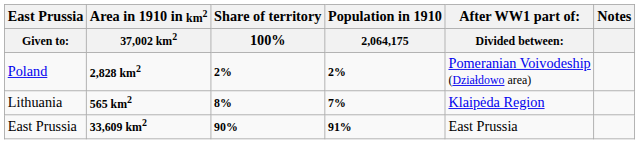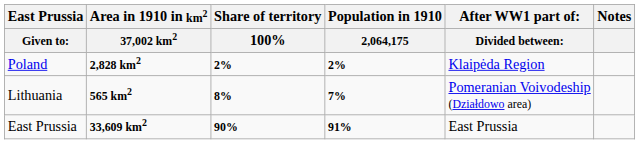(520, 71) Pomeranian Voivodeship (Działdowo area) -> (497, 64) Klaipėda Region
(497, 102) Klaipėda Region -> (520, 95) Pomeranian Voivodeship (Działdowo area)
